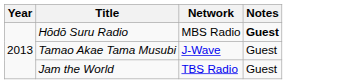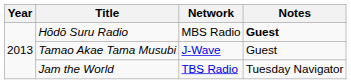(261, 69) Guest -> (295, 69) Tuesday Navigator
